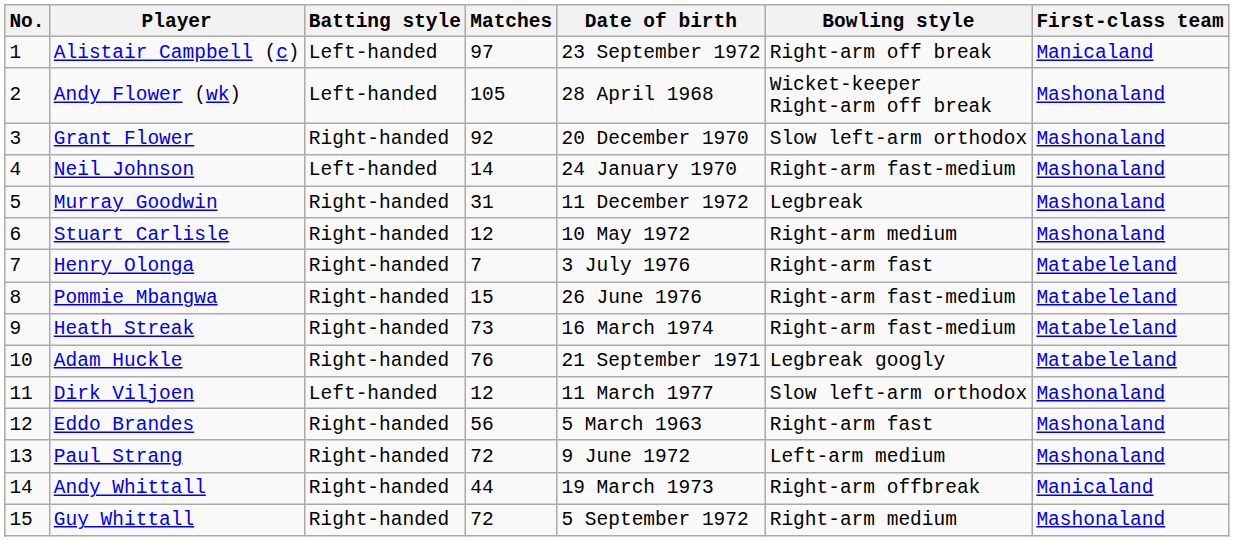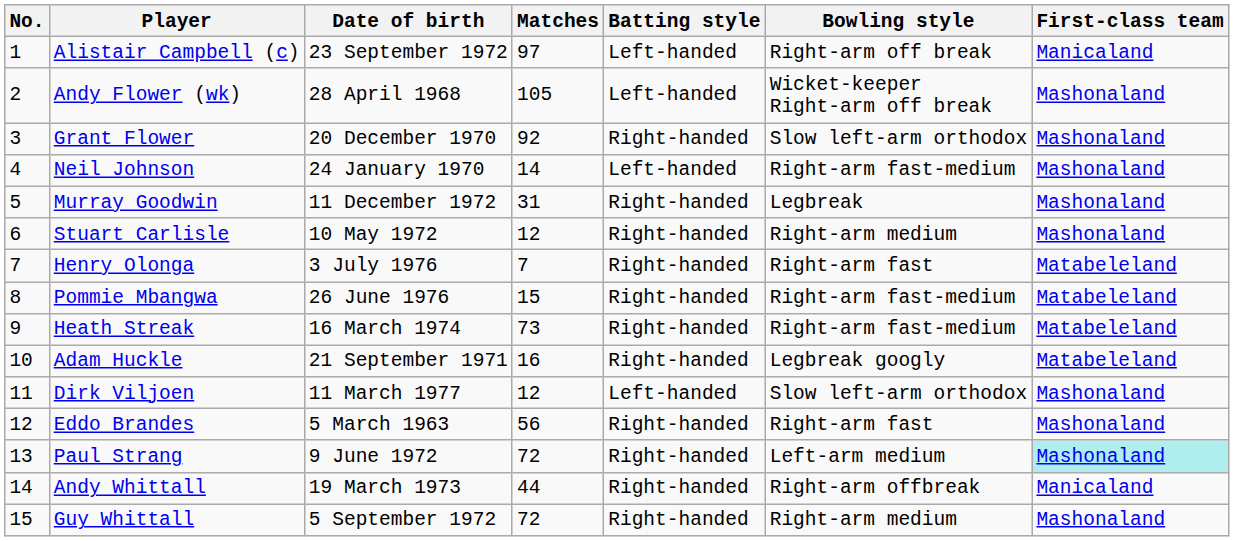columns swapped: (661, 21) <-> (385, 21)
(482, 361) 76 -> (529, 361) 16
(1101, 456) no background -> (1101, 456) paleturquoise background
